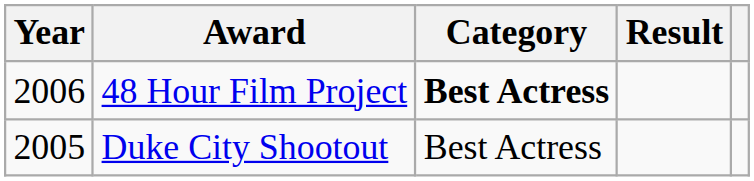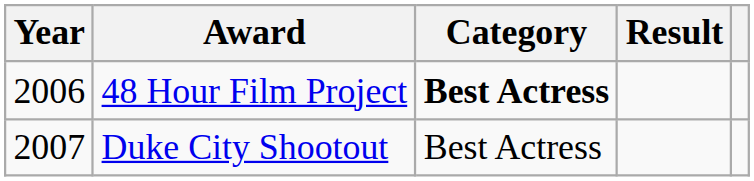(49, 146) 2005 -> (49, 146) 2007
